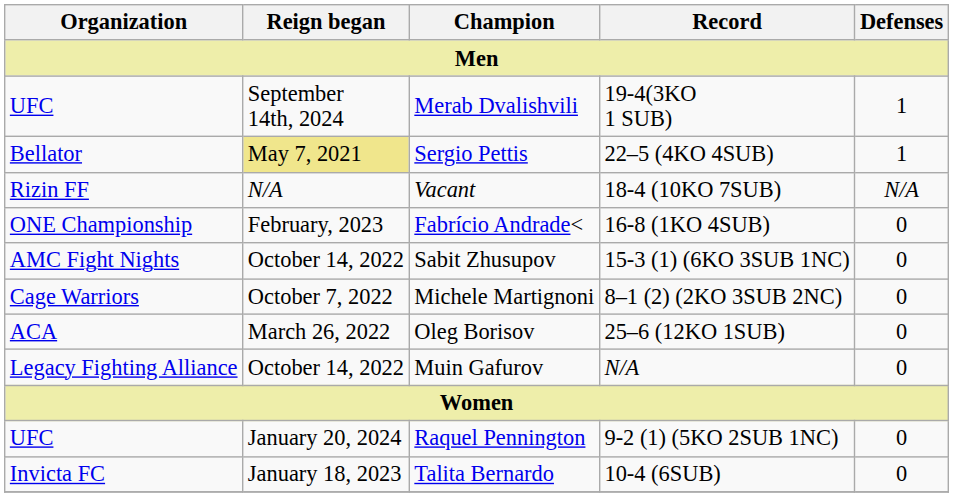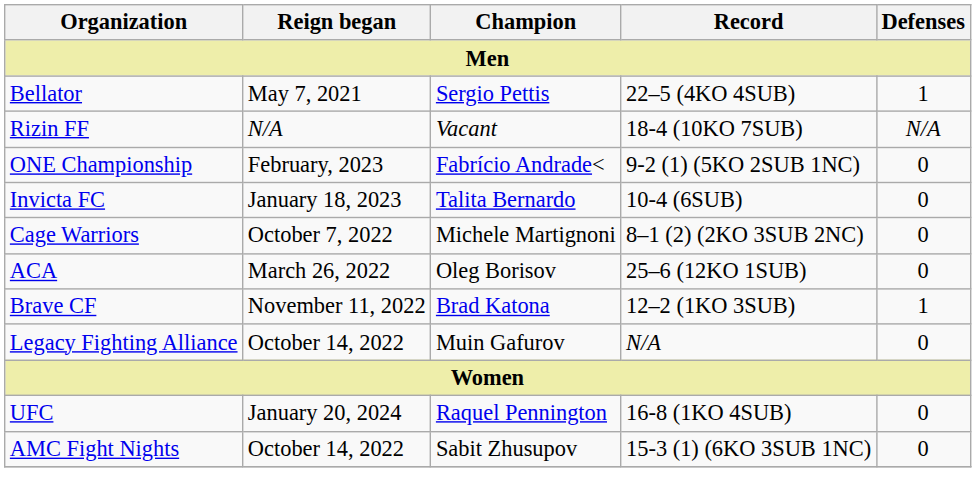- row: (496, 105)
(305, 154) khaki background -> (305, 93) no background
(687, 225) 16-8 (1KO 4SUB) -> (743, 164) 9-2 (1) (5KO 2SUB 1NC)
rows swapped: (485, 260) <-> (484, 473)
+ row: (493, 306)
(721, 438) 9-2 (1) (5KO 2SUB 1NC) -> (709, 413) 16-8 (1KO 4SUB)
